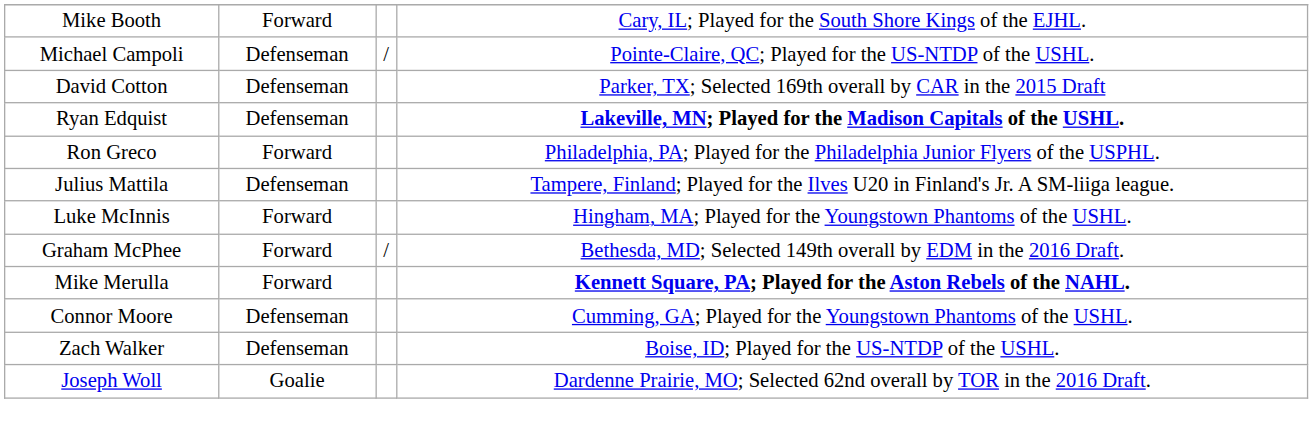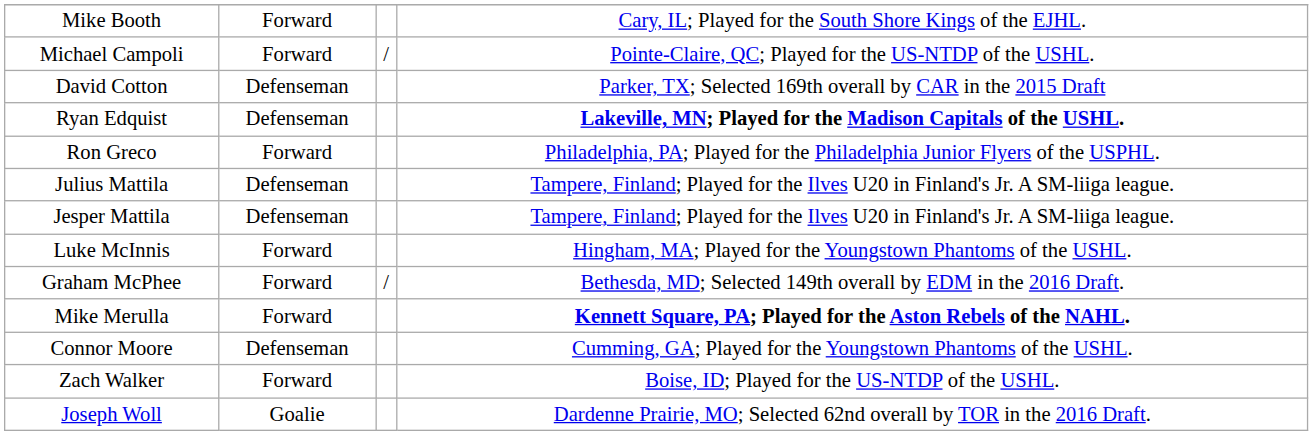(297, 53) Defenseman -> (297, 53) Forward
+ row: (112, 217)
(297, 348) Defenseman -> (297, 380) Forward
